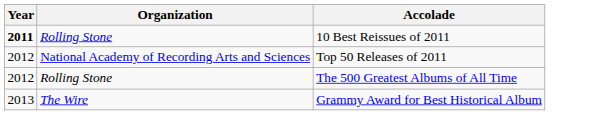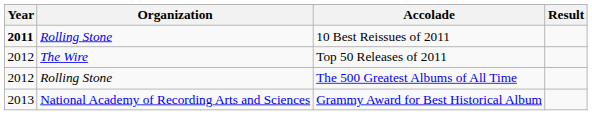+ column: (566, 15)
(175, 57) National Academy of Recording Arts and Sciences -> (64, 57) The Wire
(64, 99) The Wire -> (175, 99) National Academy of Recording Arts and Sciences
